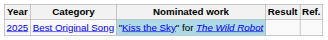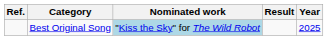columns swapped: (17, 12) <-> (311, 12)
